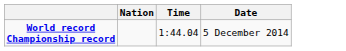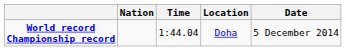+ column: (226, 12)
